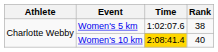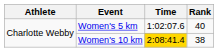(200, 26) 38 -> (200, 26) 40
(200, 41) 40 -> (200, 41) 38
